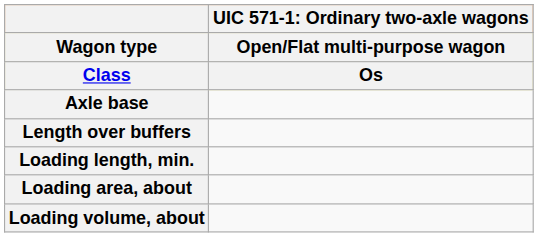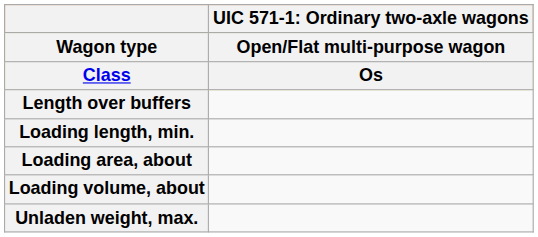- row: (107, 103)
+ row: (107, 217)
